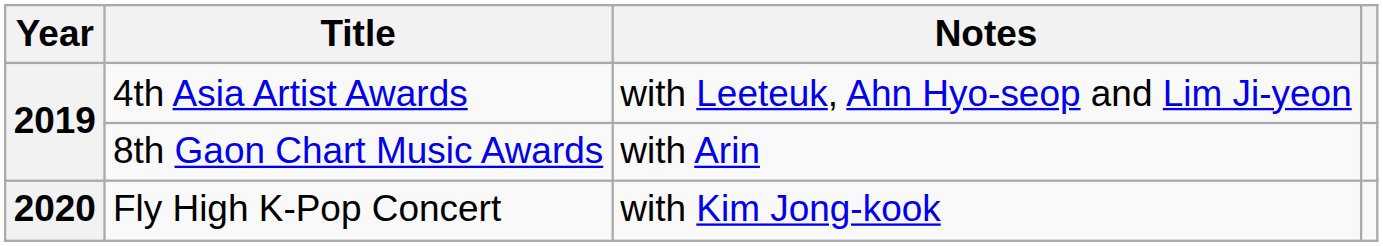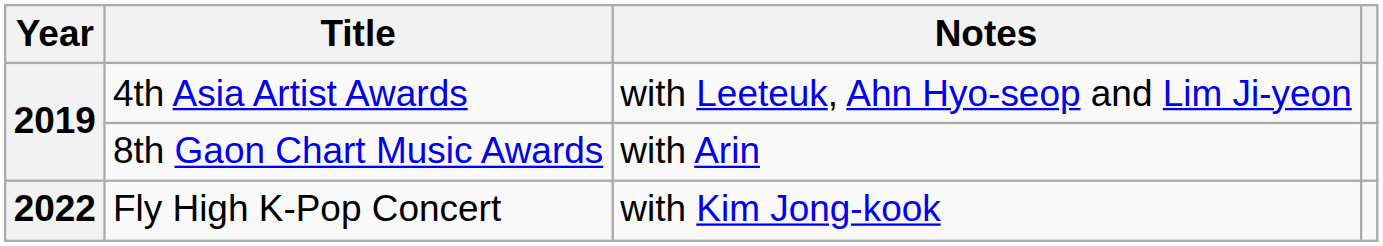(55, 209) 2020 -> (55, 209) 2022
